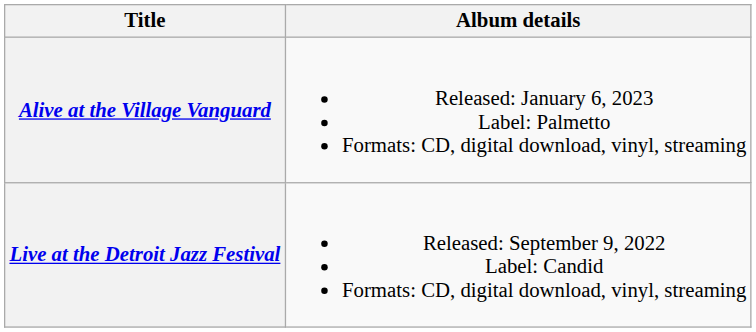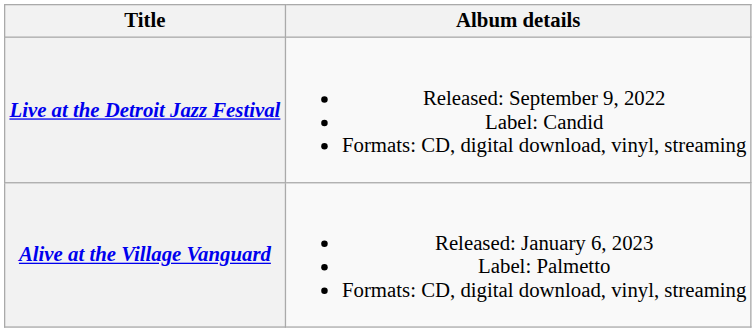rows swapped: (145, 254) <-> (145, 109)
